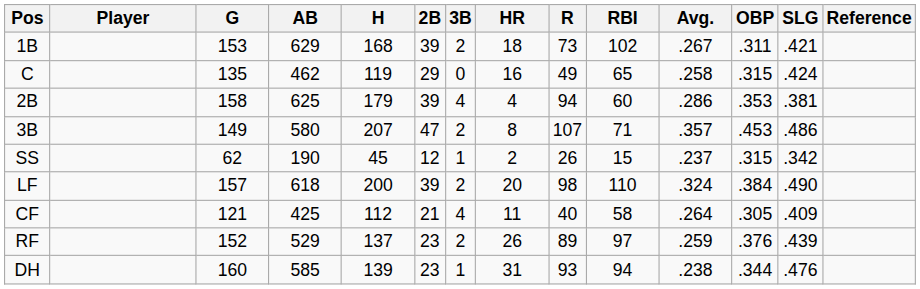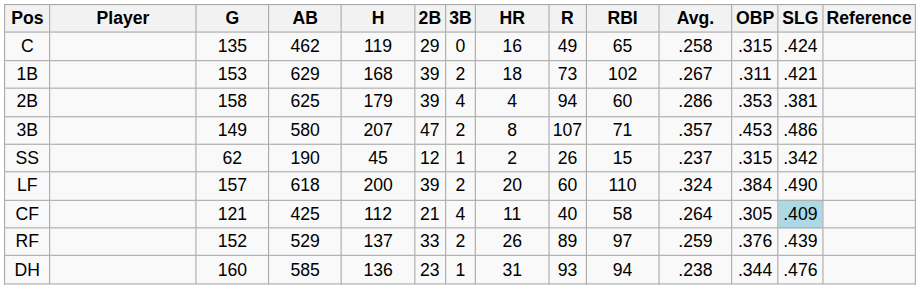rows swapped: (27, 74) <-> (27, 46)
(567, 185) 98 -> (567, 185) 60
(800, 213) no background -> (800, 213) lightblue background
(430, 241) 23 -> (430, 241) 33
(378, 269) 139 -> (378, 269) 136
